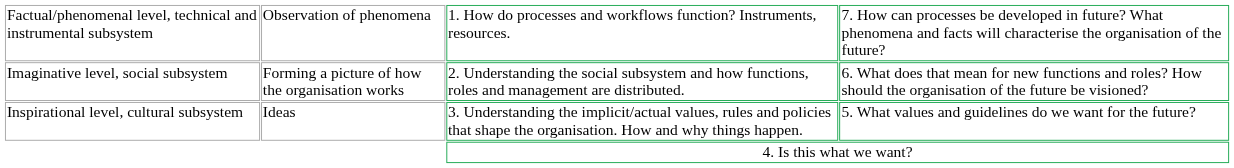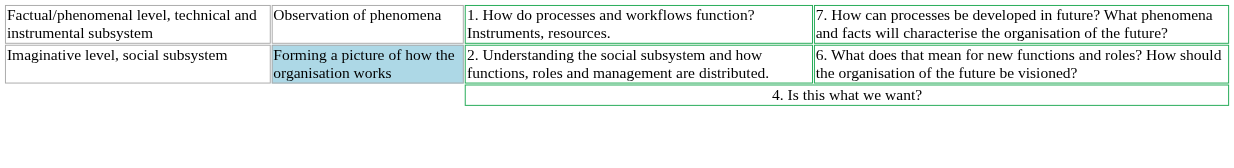(342, 81) no background -> (364, 64) lightblue background
- row: (125, 112)
